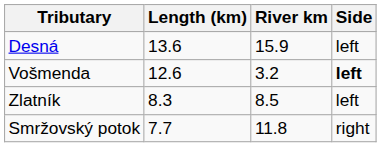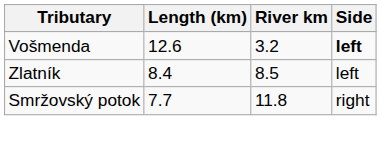- row: (33, 45)
(160, 100) 8.3 -> (160, 73) 8.4
